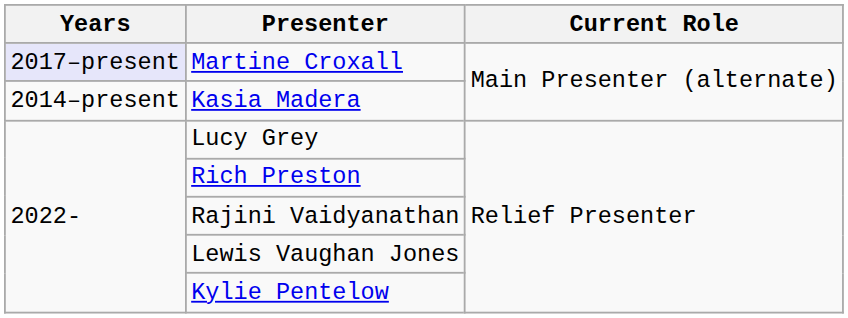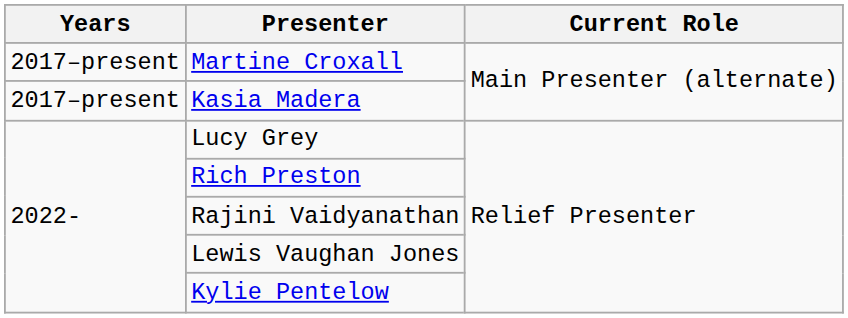(95, 62) lavender background -> (95, 62) no background
(95, 101) 2014–present -> (95, 101) 2017–present
